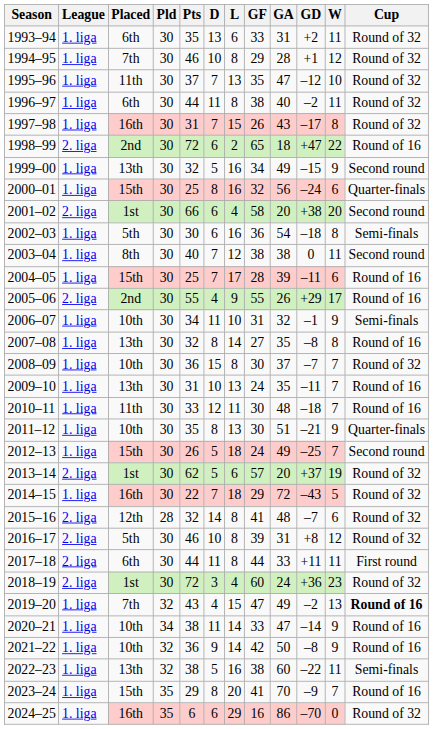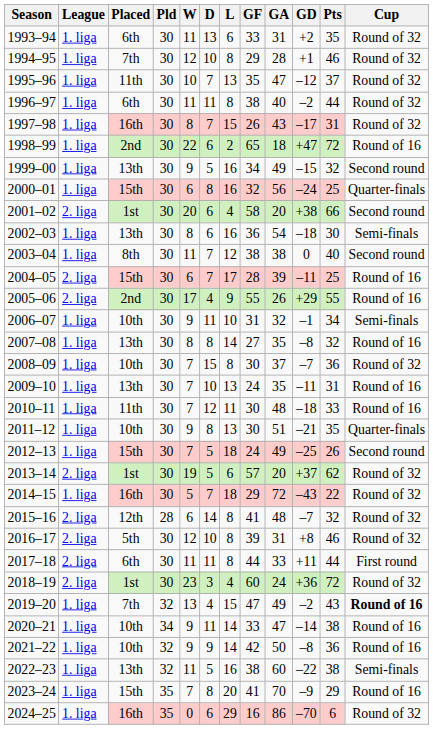columns swapped: (335, 15) <-> (192, 15)
(79, 146) 2. liga -> (79, 146) 1. liga
(131, 233) 5th -> (131, 233) 13th
(79, 277) 1. liga -> (79, 277) 2. liga
